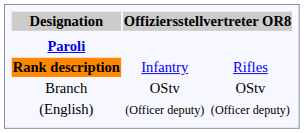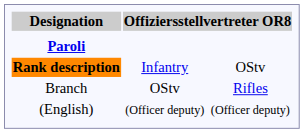(250, 67) Rifles -> (250, 67) OStv
(250, 88) OStv -> (250, 88) Rifles
